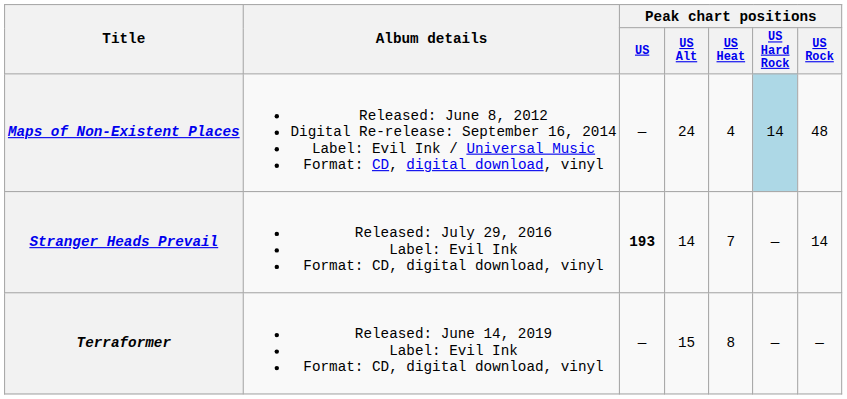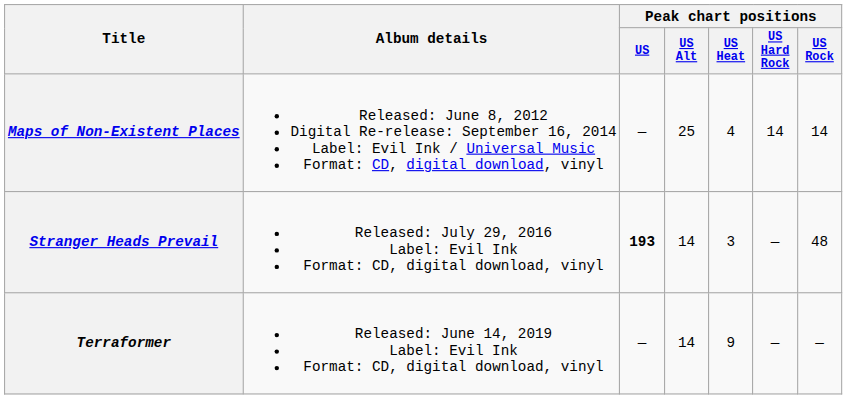(686, 132) 24 -> (686, 132) 25
(775, 132) lightblue background -> (775, 132) no background
(820, 132) 48 -> (820, 132) 14
(731, 242) 7 -> (731, 242) 3
(820, 242) 14 -> (820, 242) 48
(686, 343) 15 -> (686, 343) 14
(731, 343) 8 -> (731, 343) 9
